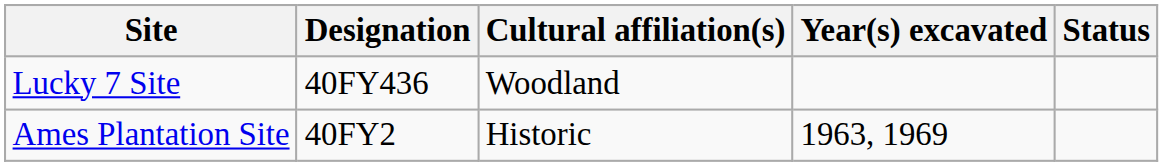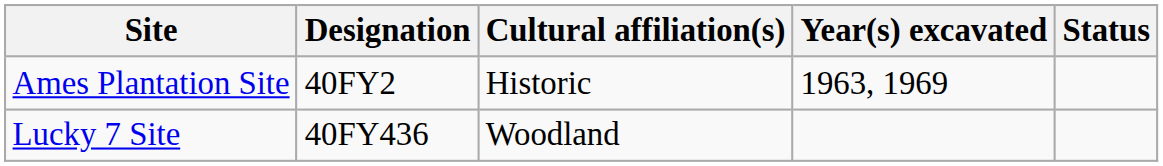rows swapped: (151, 134) <-> (96, 82)
